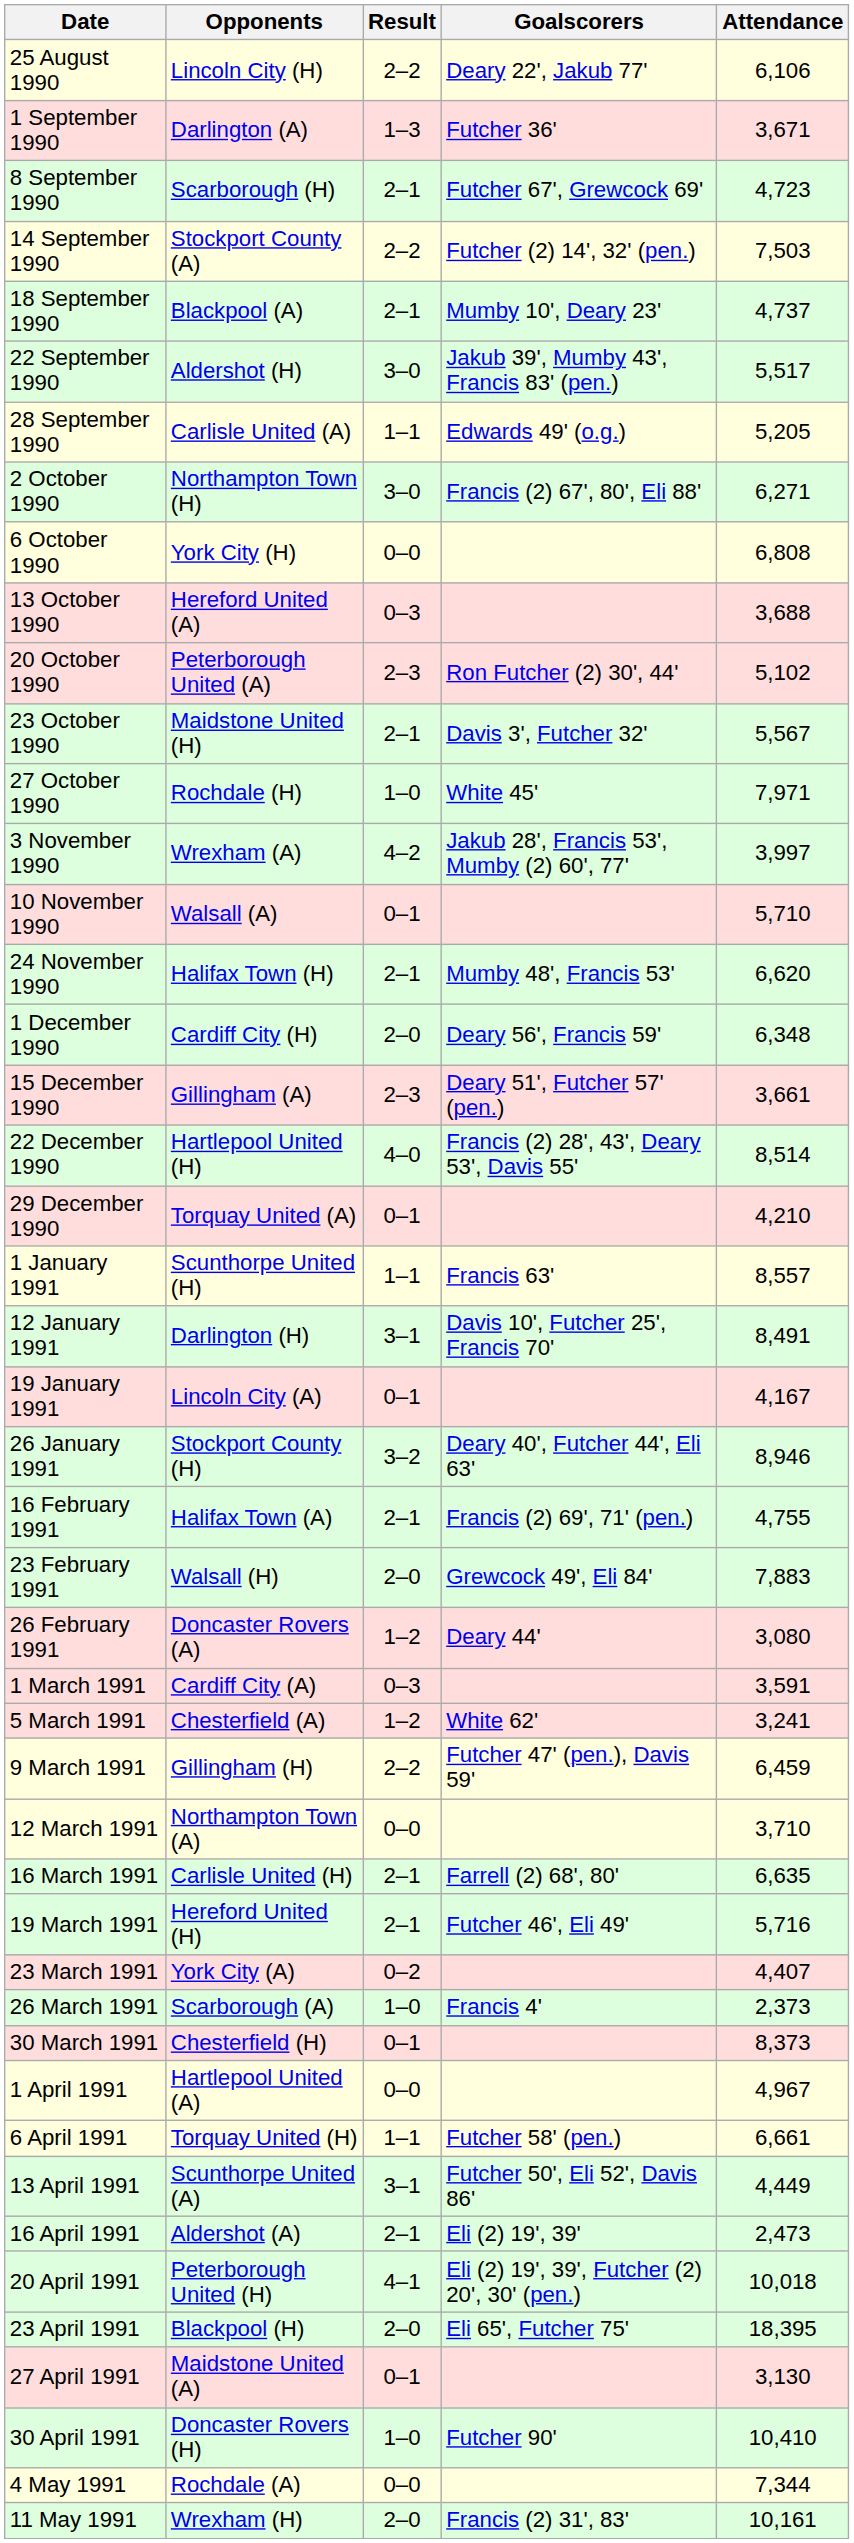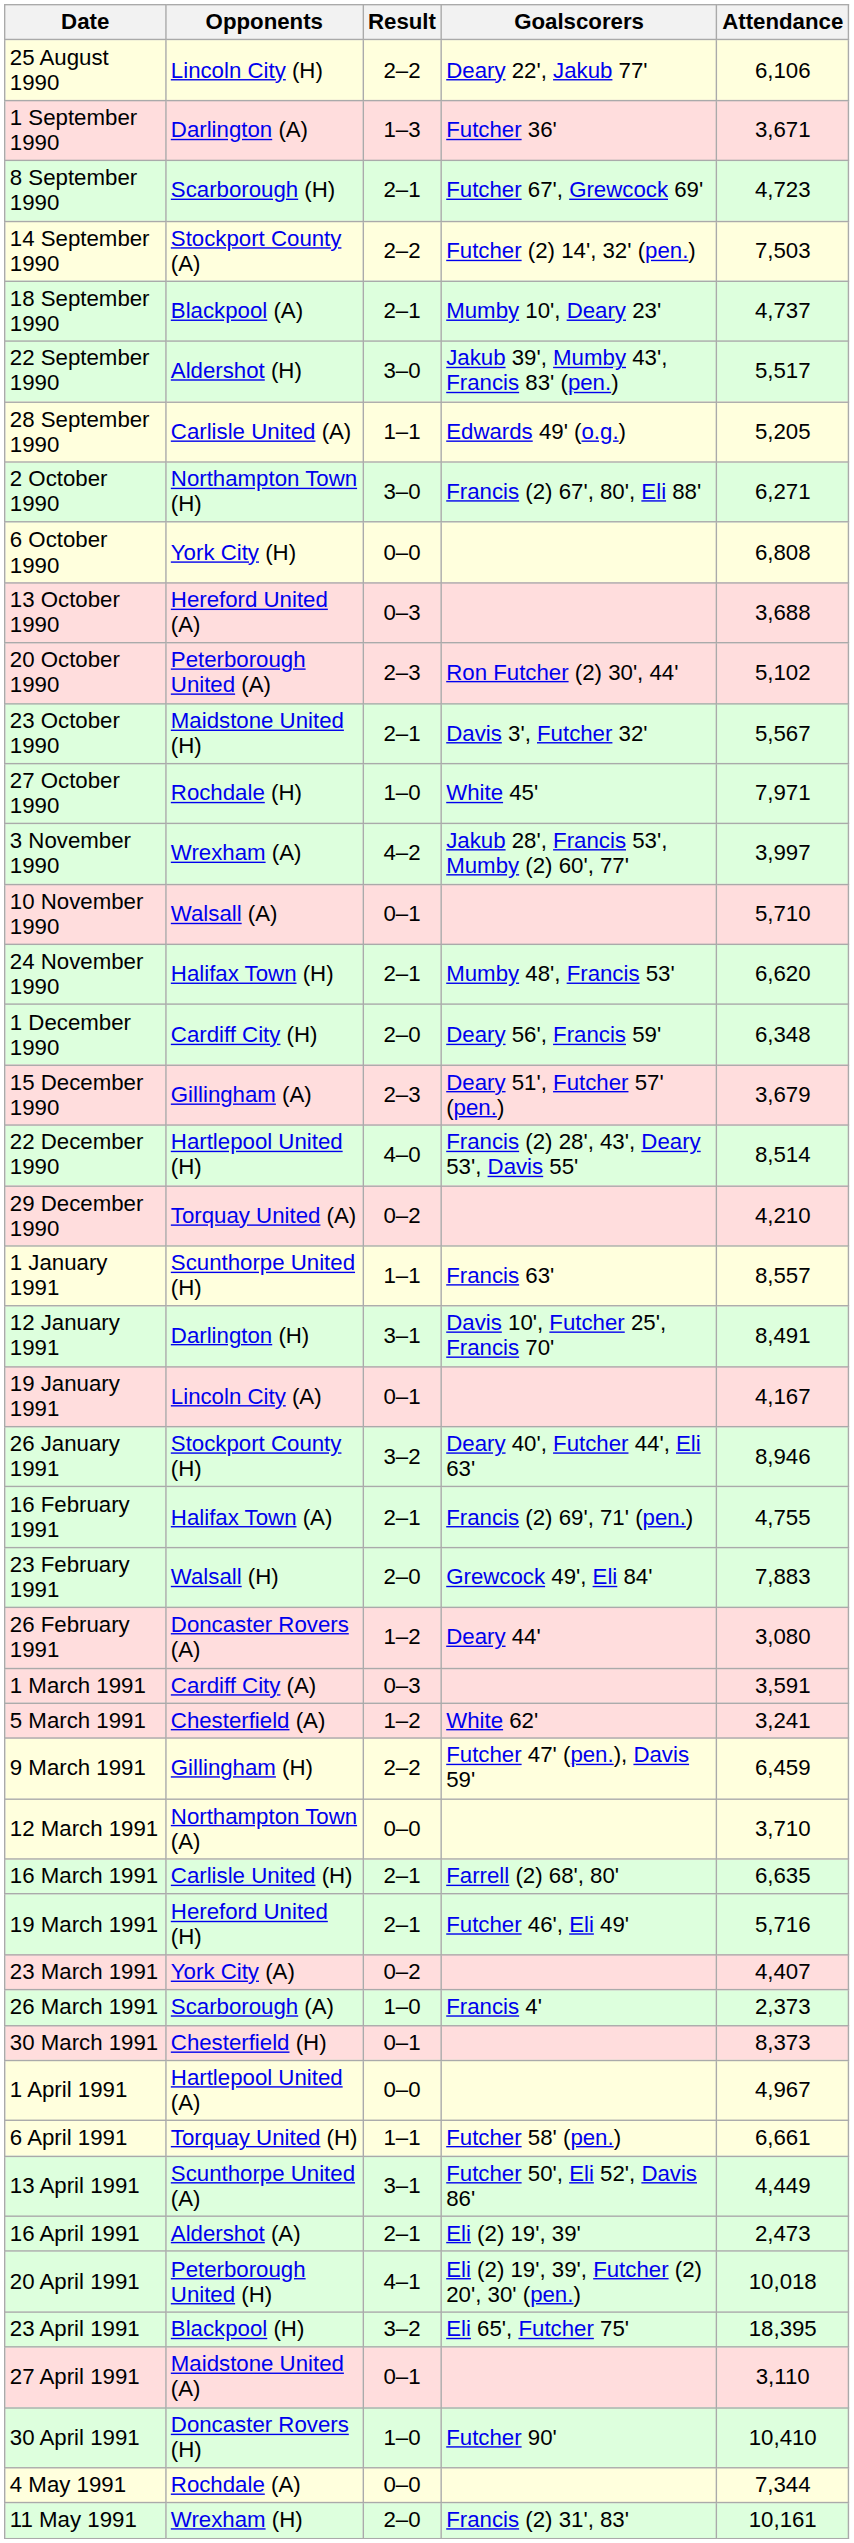(783, 1094) 3,661 -> (783, 1094) 3,679
(402, 1215) 0–1 -> (402, 1215) 0–2
(402, 2329) 2–0 -> (402, 2329) 3–2
(783, 2376) 3,130 -> (783, 2376) 3,110
